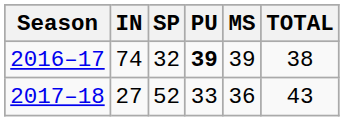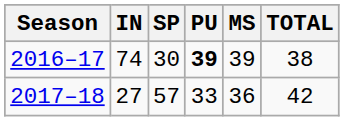(167, 60) 32 -> (167, 60) 30
(167, 97) 52 -> (167, 97) 57
(300, 97) 43 -> (300, 97) 42
